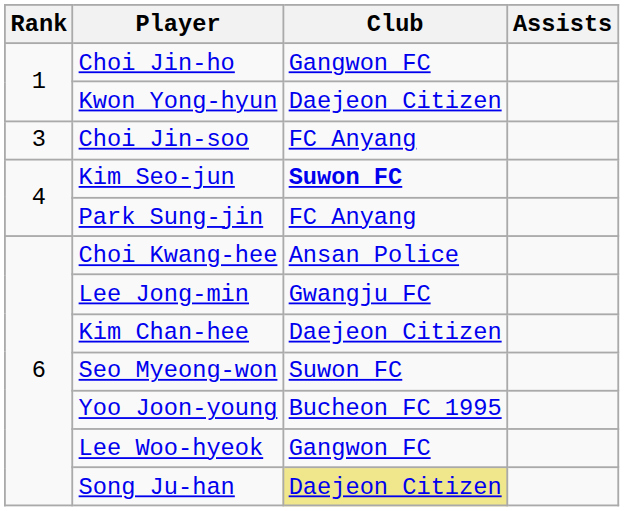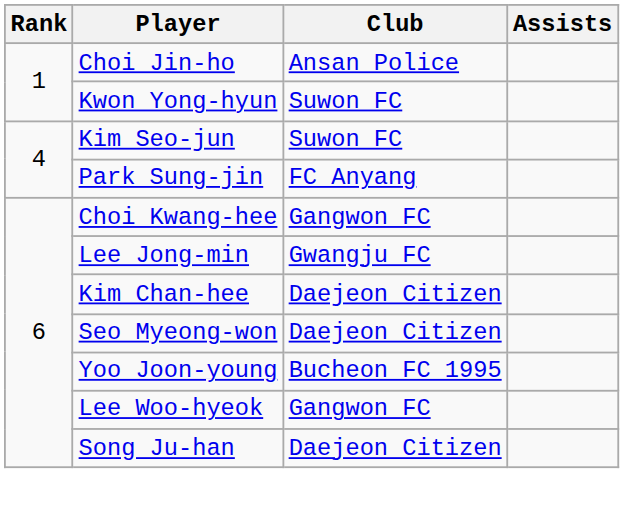(360, 63) Gangwon FC -> (374, 63) Ansan Police
(395, 101) Daejeon Citizen -> (345, 101) Suwon FC
- row: (164, 140)
(345, 178) bold -> (345, 140) normal
(374, 256) Ansan Police -> (360, 217) Gangwon FC
(345, 371) Suwon FC -> (395, 333) Daejeon Citizen
(395, 487) khaki background -> (395, 448) no background
